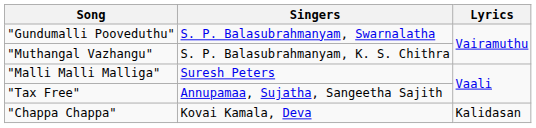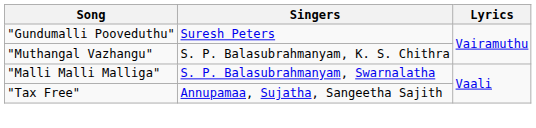(308, 34) S. P. Balasubrahmanyam, Swarnalatha -> (228, 34) Suresh Peters
(228, 73) Suresh Peters -> (308, 73) S. P. Balasubrahmanyam, Swarnalatha
- row: (62, 113)
